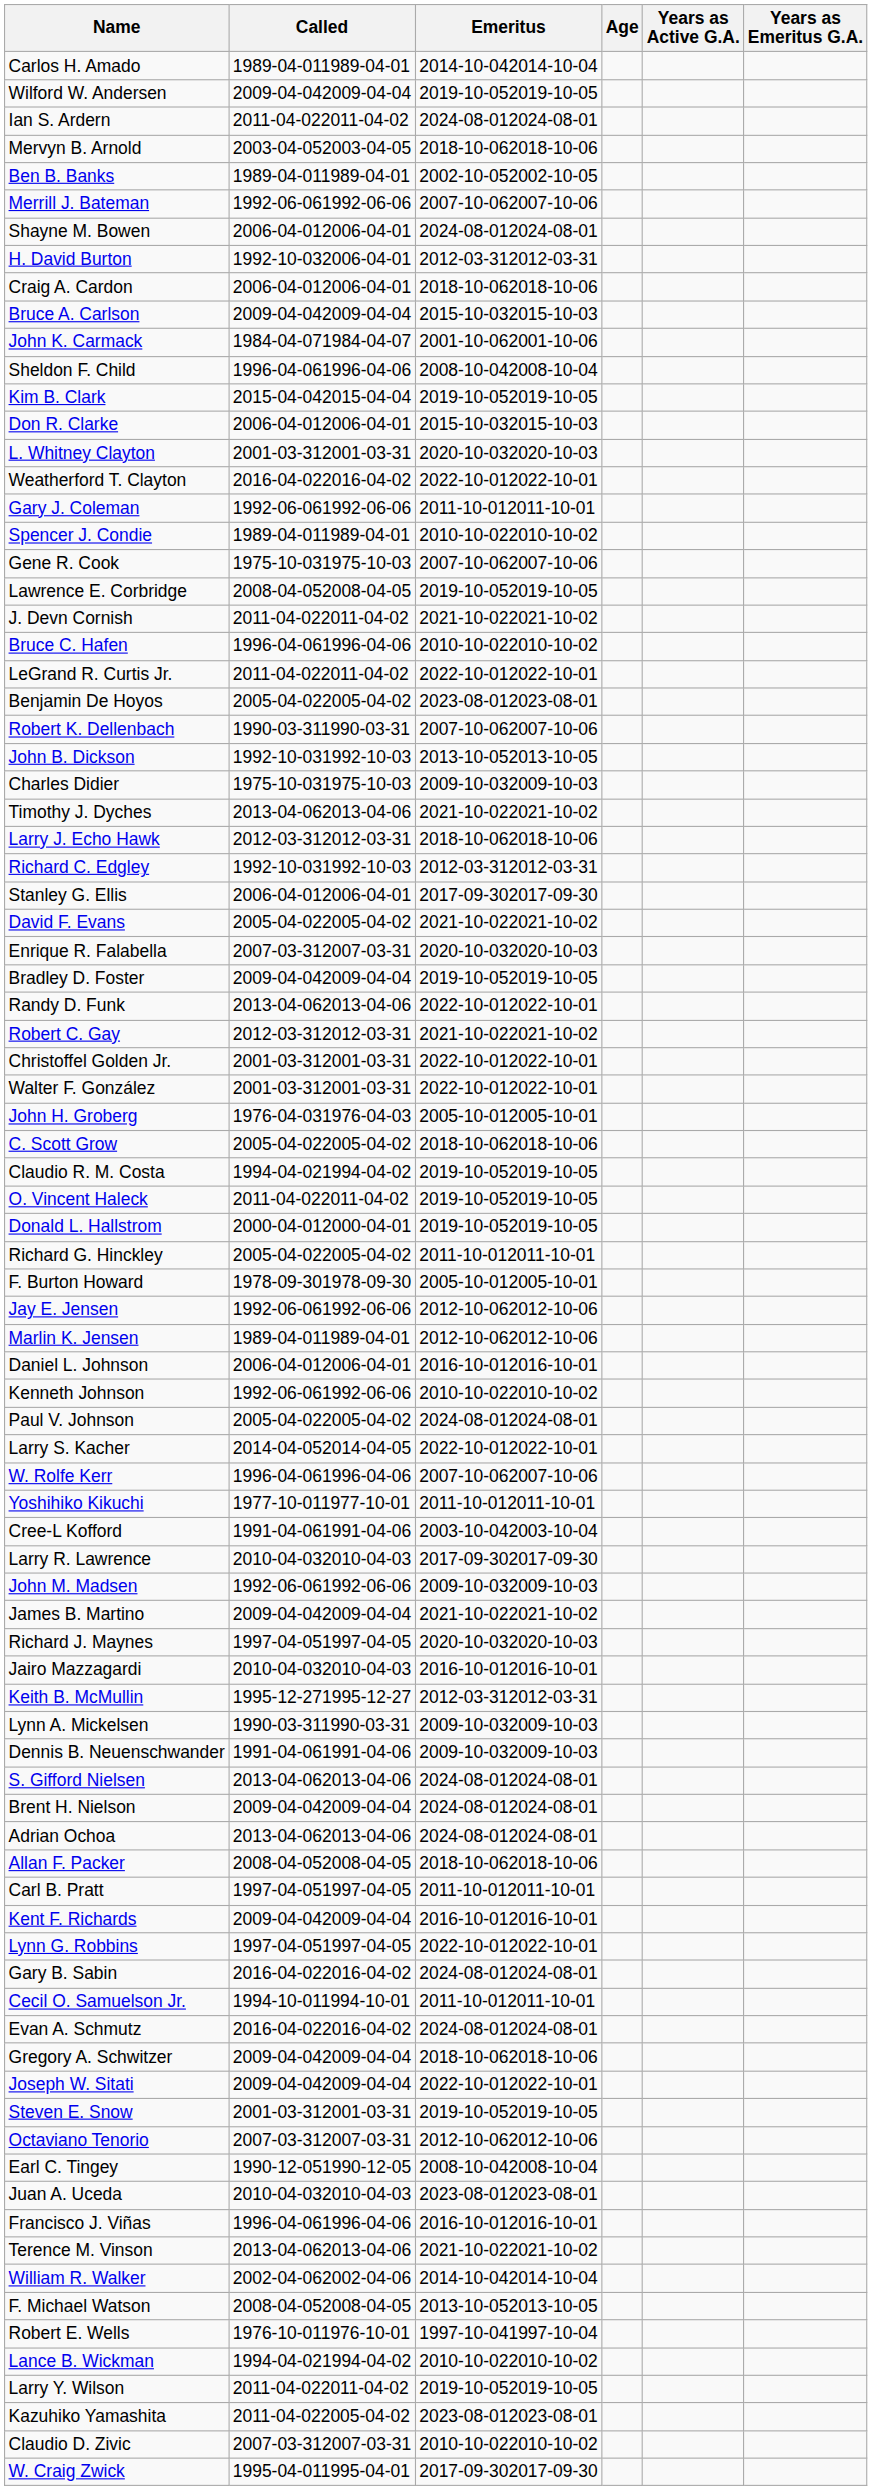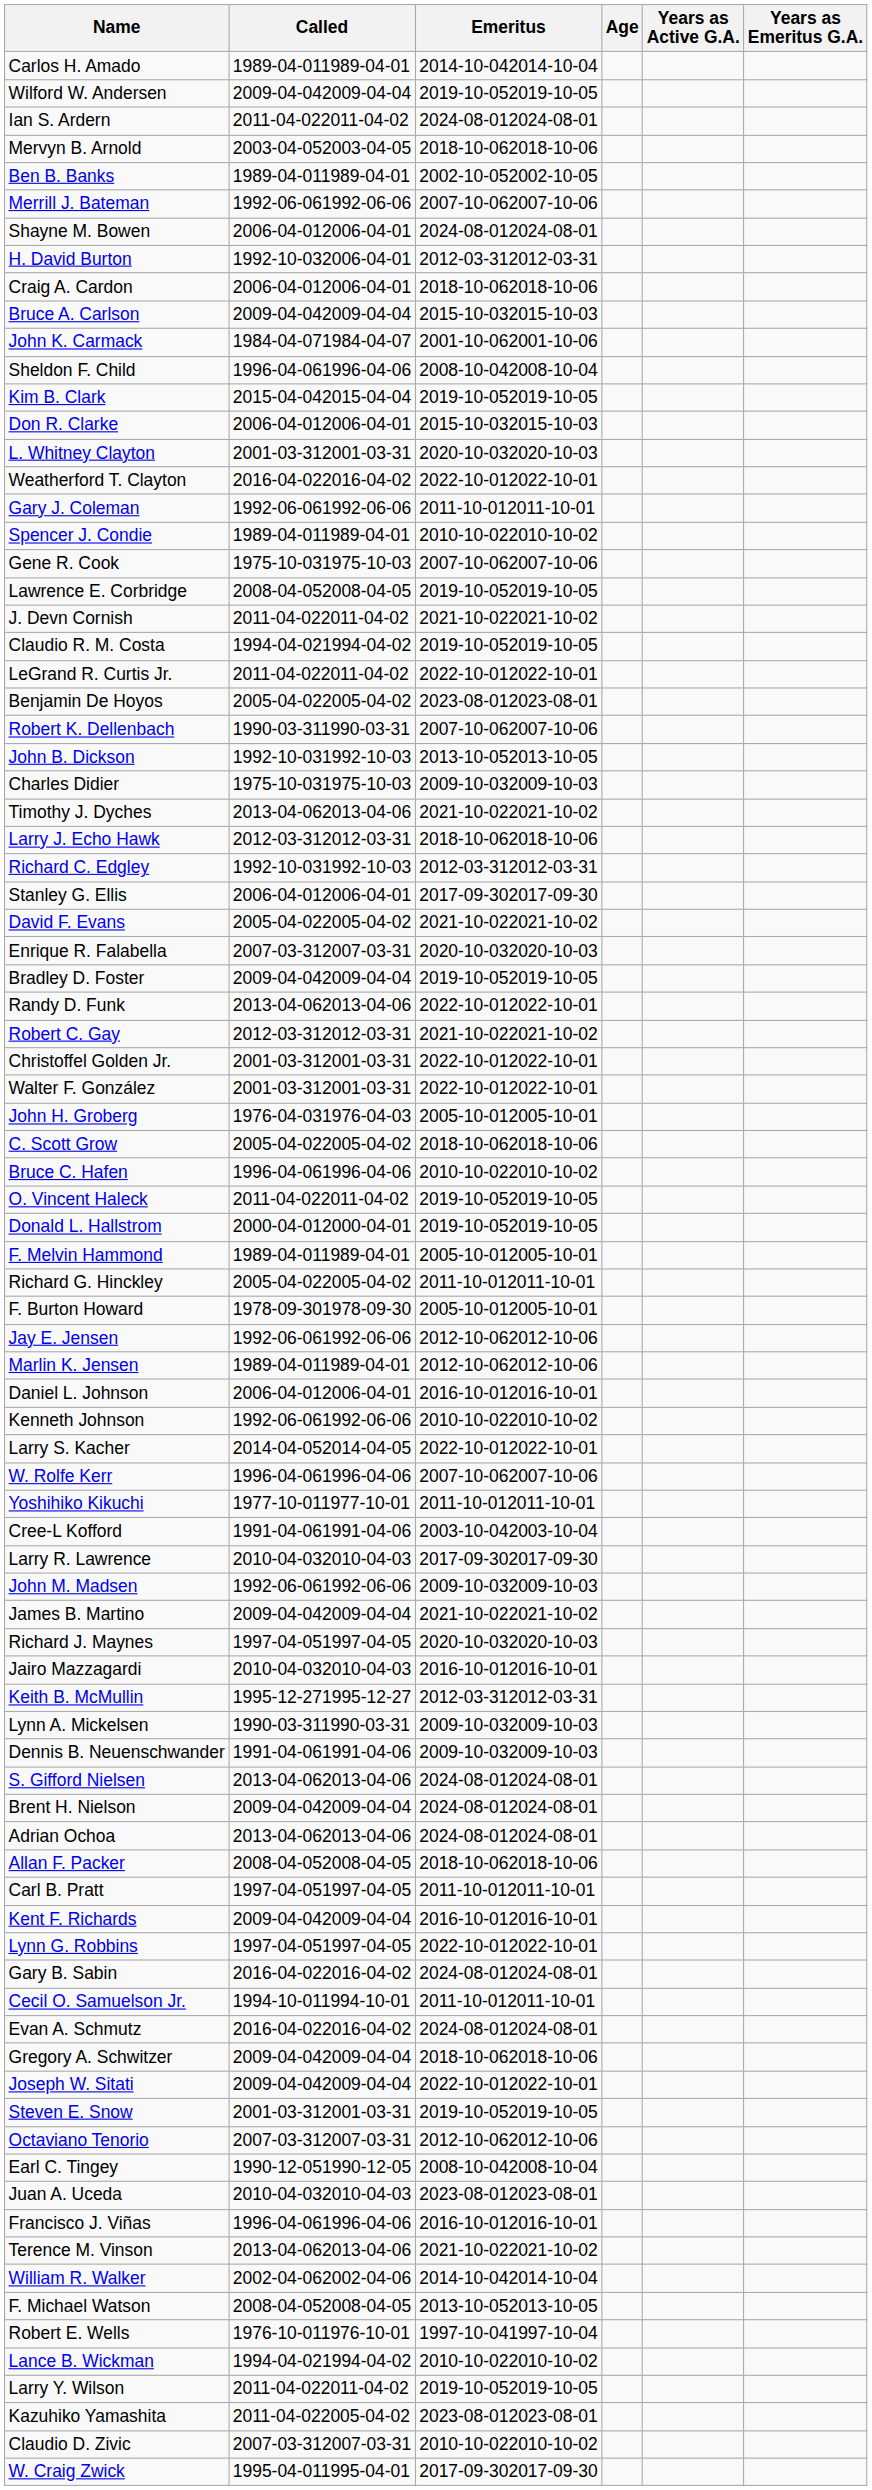rows swapped: (87, 1171) <-> (68, 646)
+ row: (86, 1254)
- row: (71, 1420)
